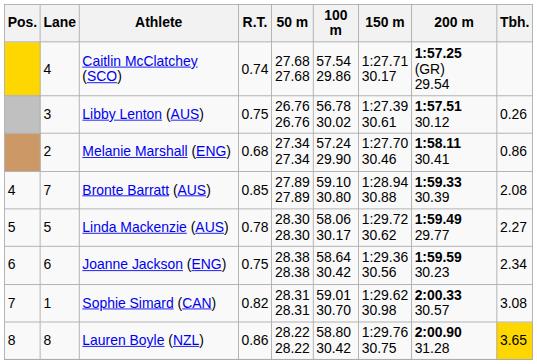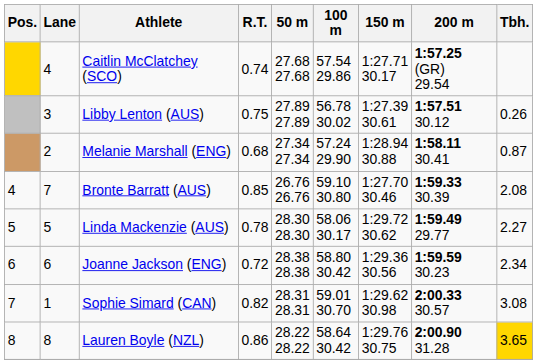(292, 114) 26.76 26.76 -> (292, 114) 27.89 27.89
(385, 152) 1:27.70 30.46 -> (385, 152) 1:28.94 30.88
(513, 152) 0.86 -> (513, 152) 0.87
(292, 189) 27.89 27.89 -> (292, 189) 26.76 26.76
(385, 189) 1:28.94 30.88 -> (385, 189) 1:27.70 30.46
(255, 265) 0.75 -> (255, 265) 0.72
(334, 265) 58.64 30.42 -> (334, 265) 58.80 30.42
(334, 340) 58.80 30.42 -> (334, 340) 58.64 30.42
